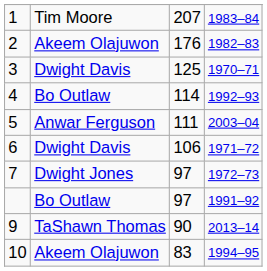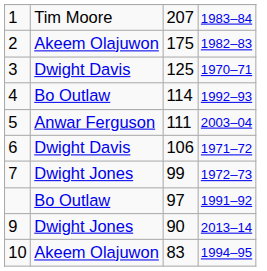(187, 43) 176 -> (180, 43) 175
(183, 174) 97 -> (176, 174) 99
(100, 226) TaShawn Thomas -> (84, 226) Dwight Jones
